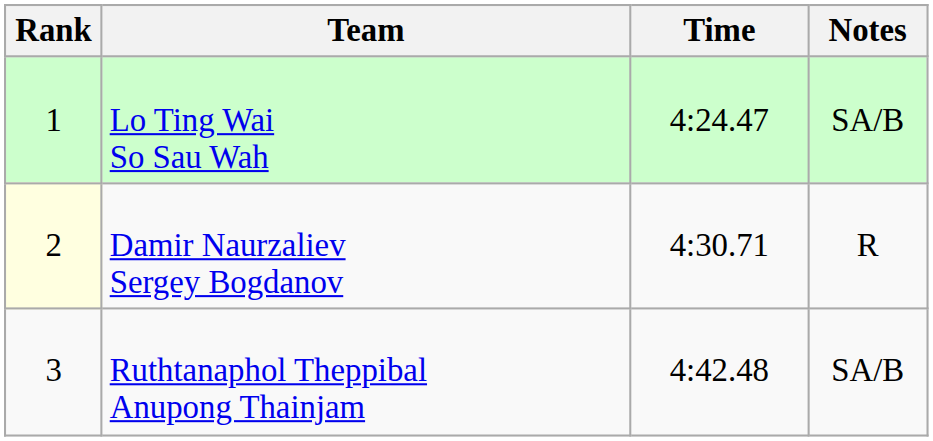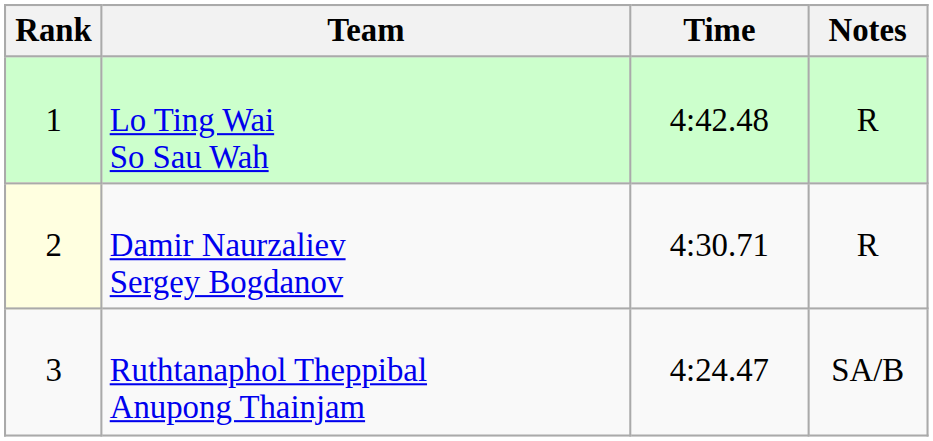(719, 119) 4:24.47 -> (719, 119) 4:42.48
(868, 119) SA/B -> (868, 119) R
(719, 371) 4:42.48 -> (719, 371) 4:24.47
